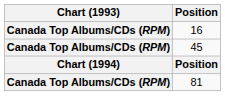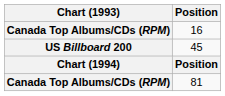(88, 47) Canada Top Albums/CDs (RPM) -> (88, 47) US Billboard 200
